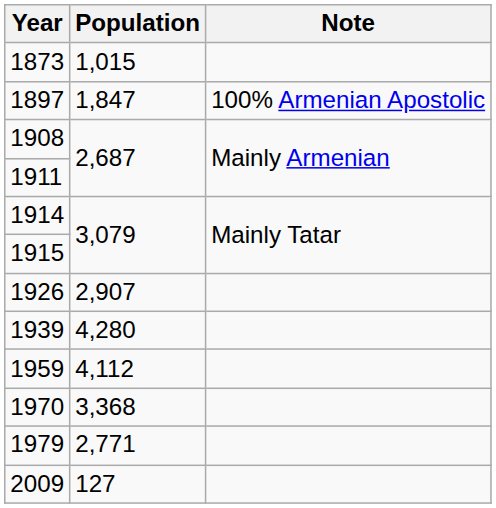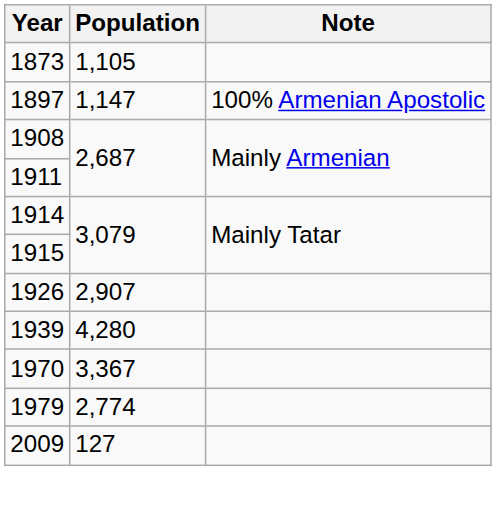(105, 61) 1,015 -> (105, 61) 1,105
(105, 100) 1,847 -> (105, 100) 1,147
- row: (37, 368)
(105, 406) 3,368 -> (105, 368) 3,367
(105, 445) 2,771 -> (105, 406) 2,774
